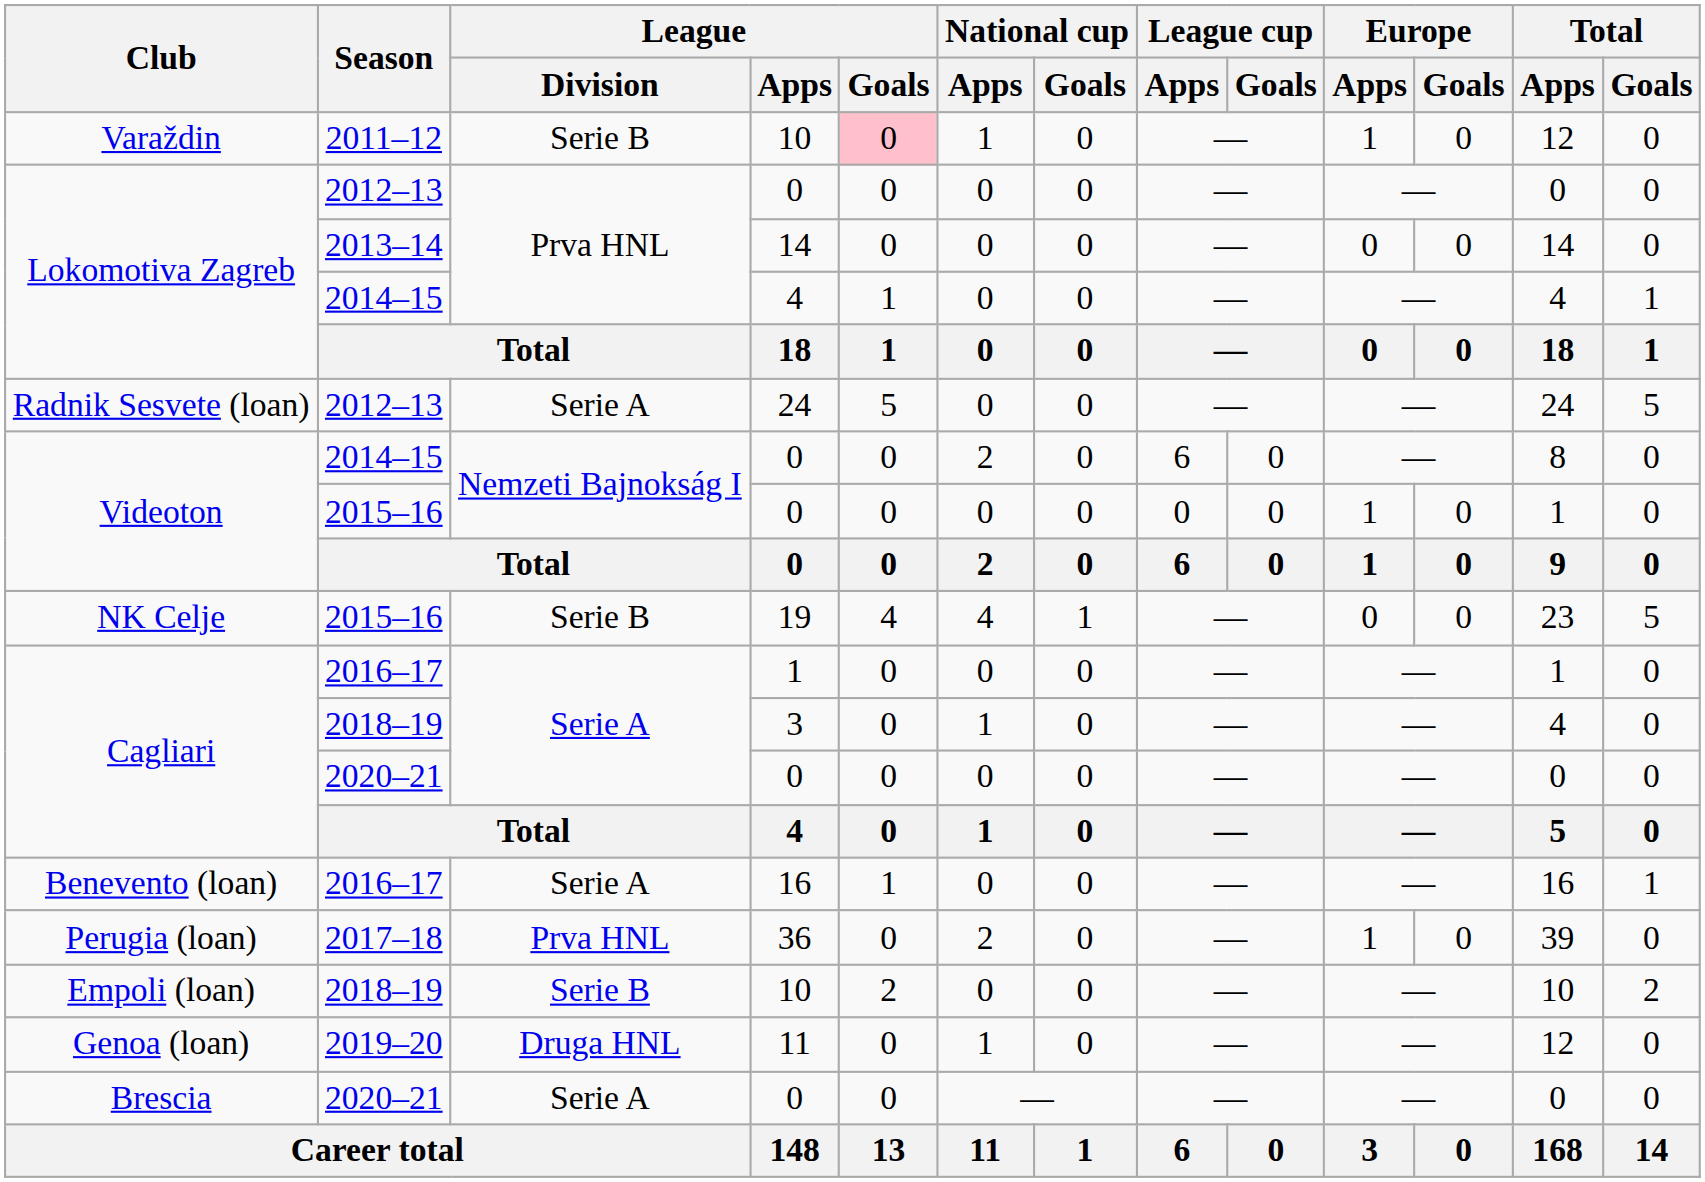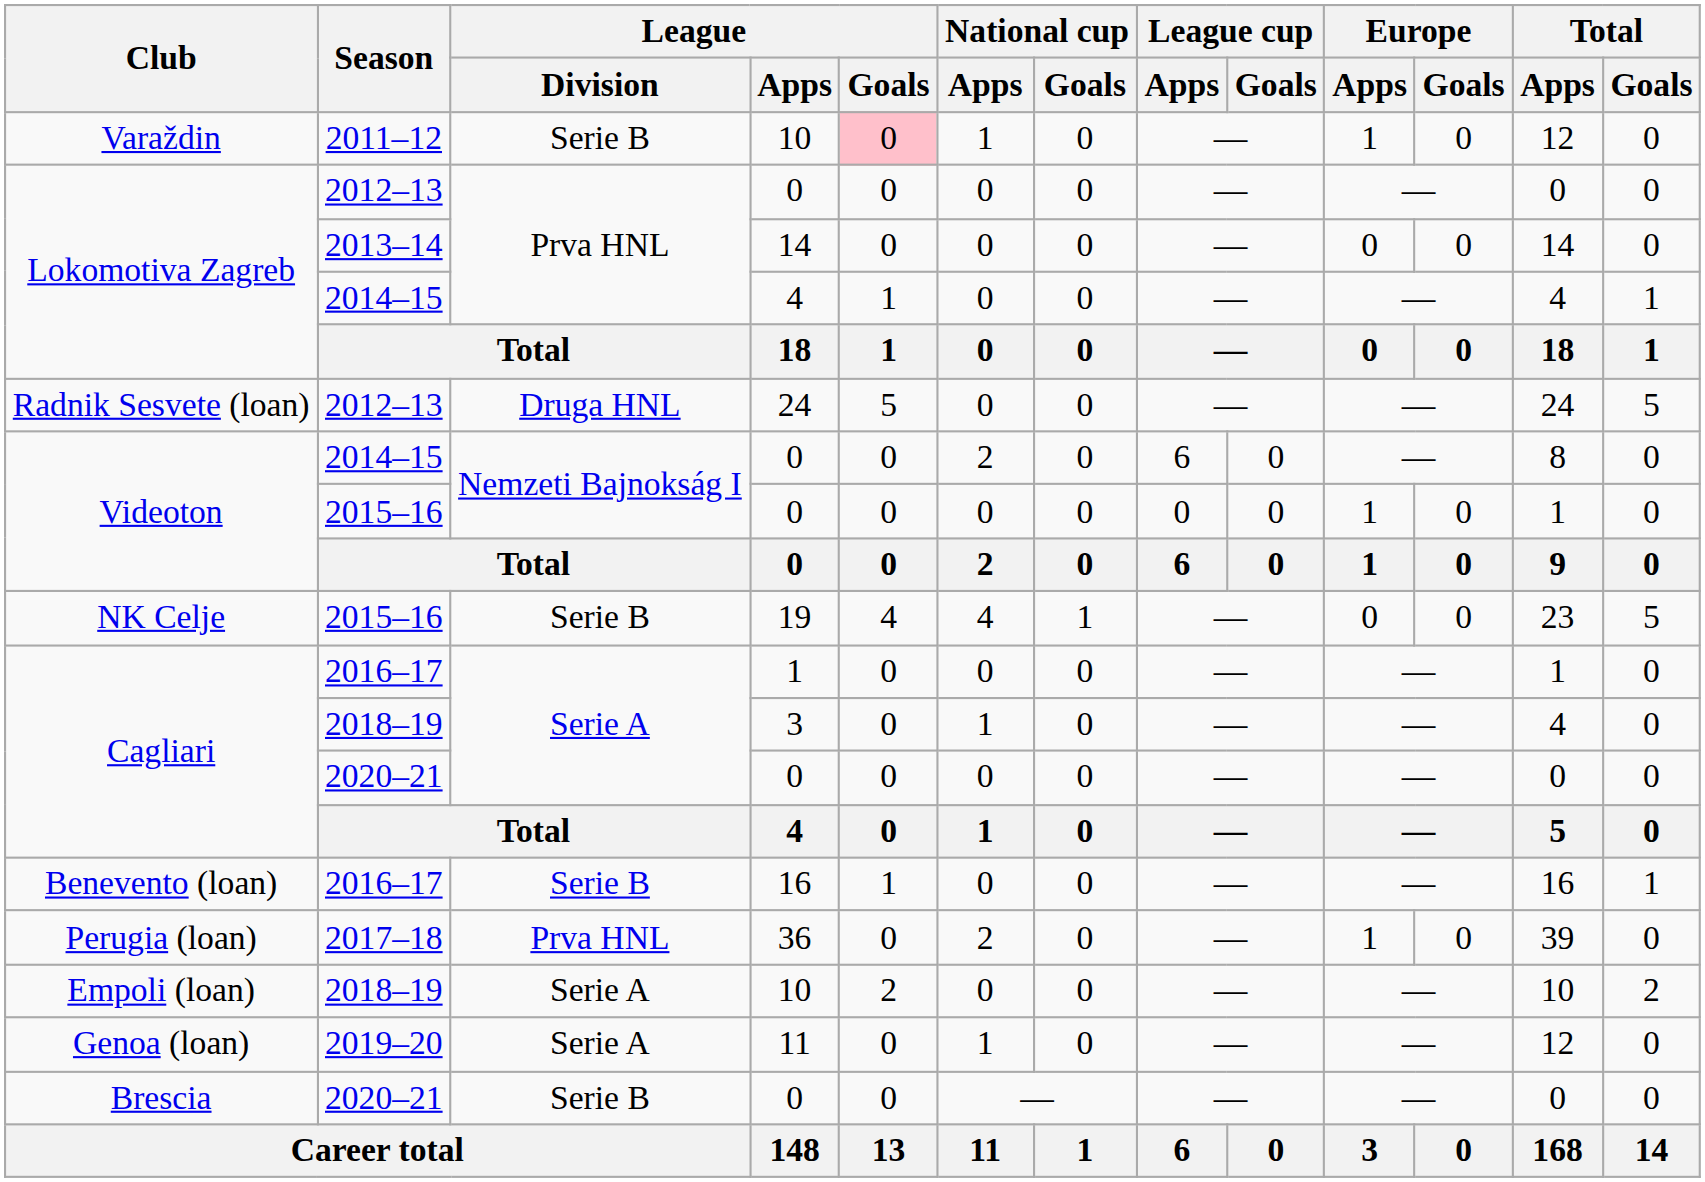(600, 404) Serie A -> (600, 404) Druga HNL
(600, 883) Serie A -> (600, 883) Serie B
(600, 990) Serie B -> (600, 990) Serie A
(600, 1043) Druga HNL -> (600, 1043) Serie A
(600, 1096) Serie A -> (600, 1096) Serie B
